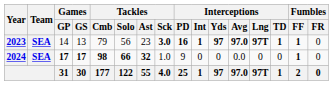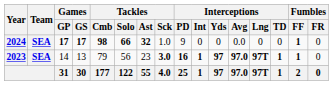rows swapped: (16, 42) <-> (16, 57)
